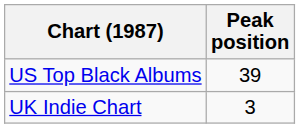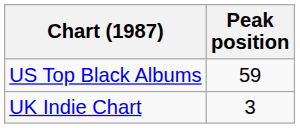(250, 75) 39 -> (250, 75) 59
